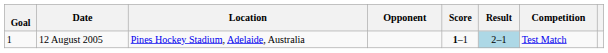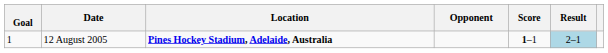- column: (558, 18)
(218, 40) normal -> (240, 40) bold
